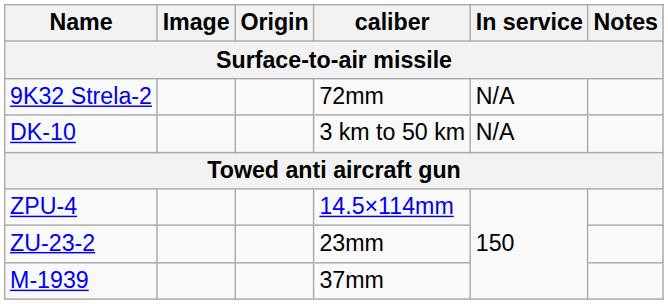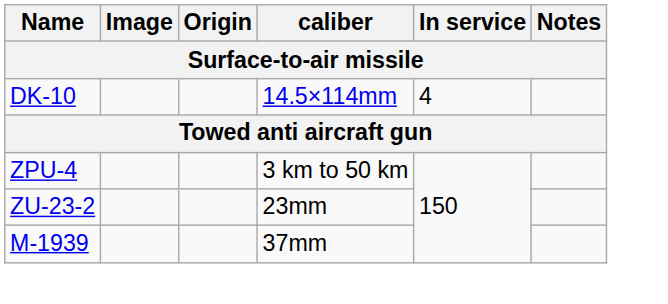- row: (81, 96)
(392, 133) 3 km to 50 km -> (330, 96) 14.5×114mm
(495, 133) N/A -> (425, 96) 4
(387, 206) 14.5×114mm -> (335, 170) 3 km to 50 km
